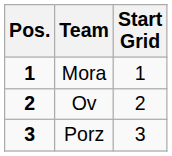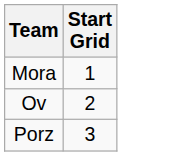- column: (30, 30)
